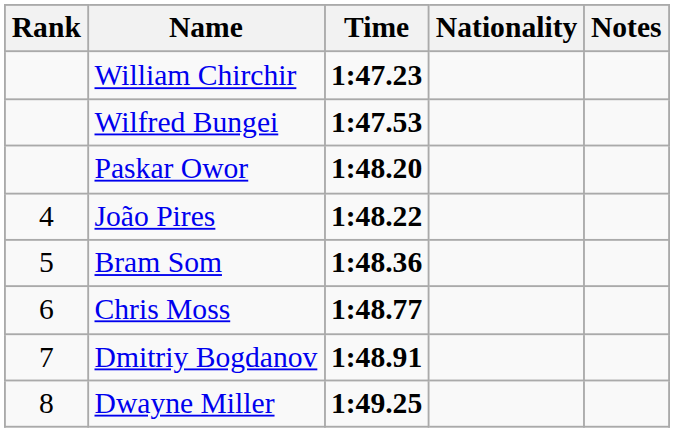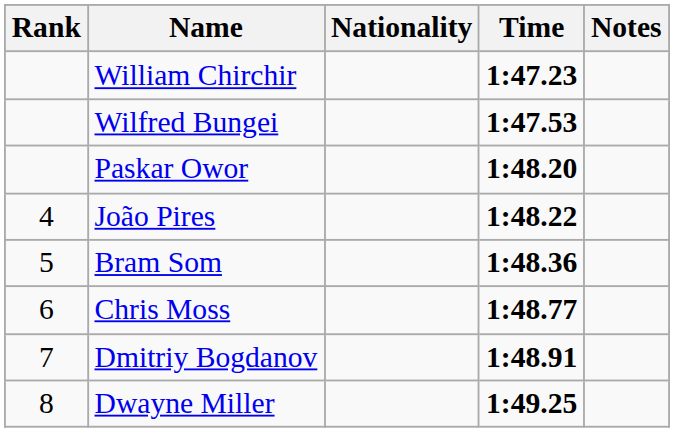columns swapped: (507, 27) <-> (377, 27)
